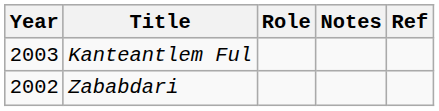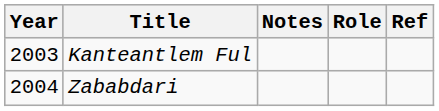columns swapped: (286, 21) <-> (351, 21)
(34, 88) 2002 -> (34, 88) 2004
